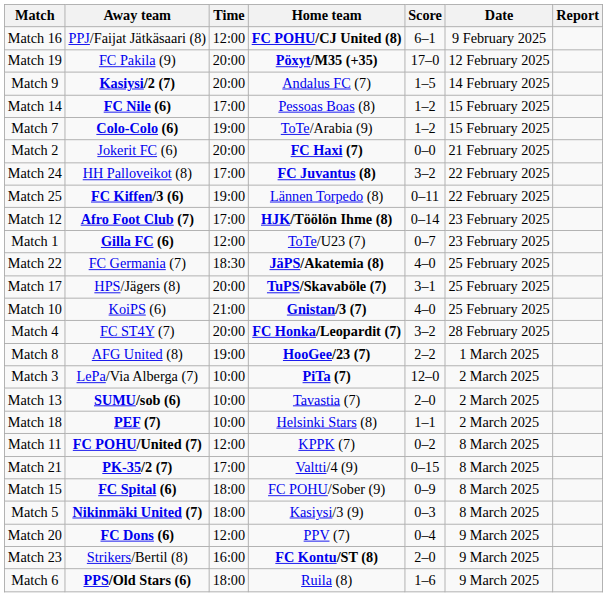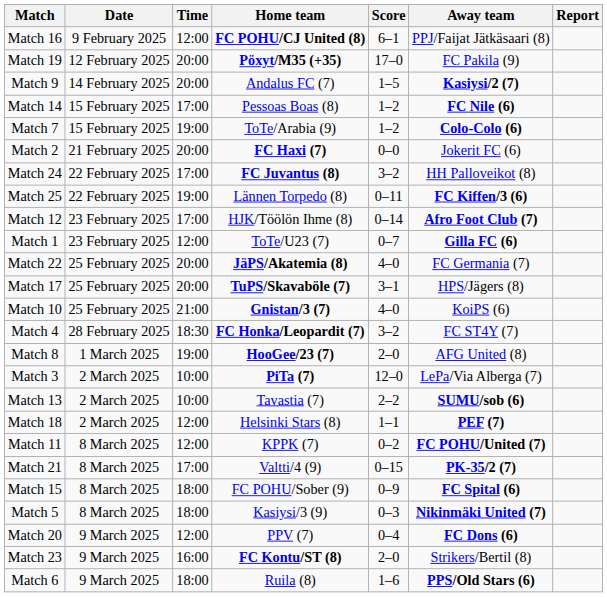columns swapped: (499, 15) <-> (137, 15)
(327, 219) bold -> (290, 219) normal
(229, 264) 18:30 -> (193, 264) 20:00
(229, 331) 20:00 -> (193, 331) 18:30
(425, 354) 2–2 -> (389, 354) 2–0
(425, 399) 2–0 -> (389, 399) 2–2
(229, 422) 10:00 -> (193, 422) 12:00
